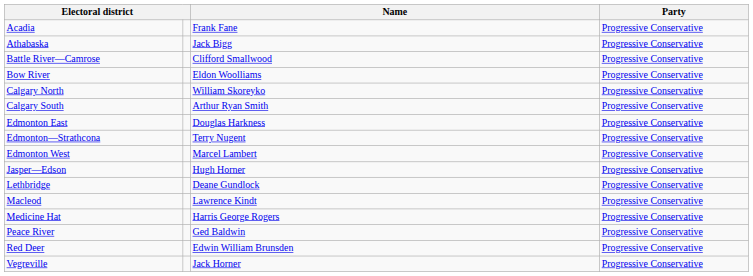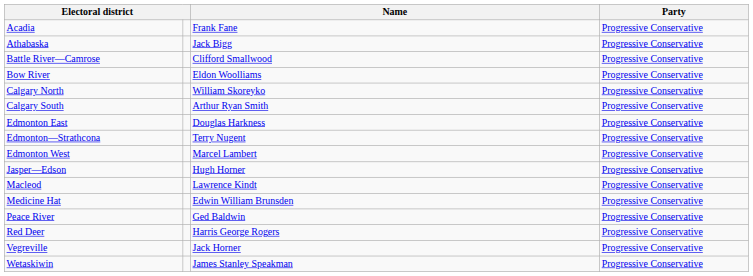- row: (28, 185)
(236, 216) Harris George Rogers -> (243, 201) Edwin William Brunsden
(243, 248) Edwin William Brunsden -> (236, 232) Harris George Rogers
+ row: (30, 264)
